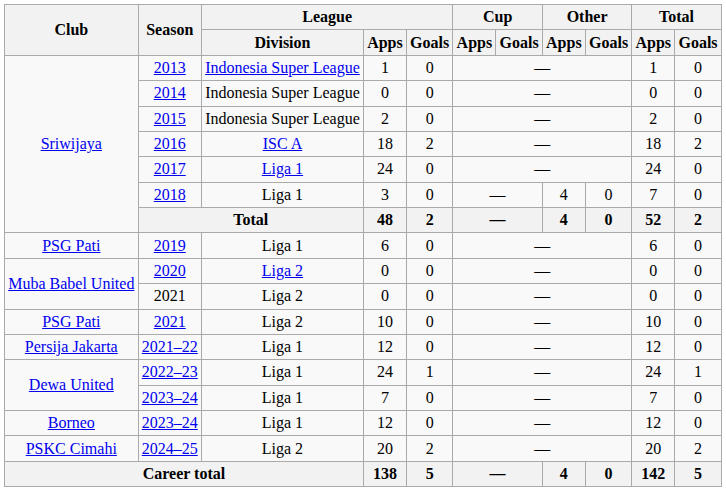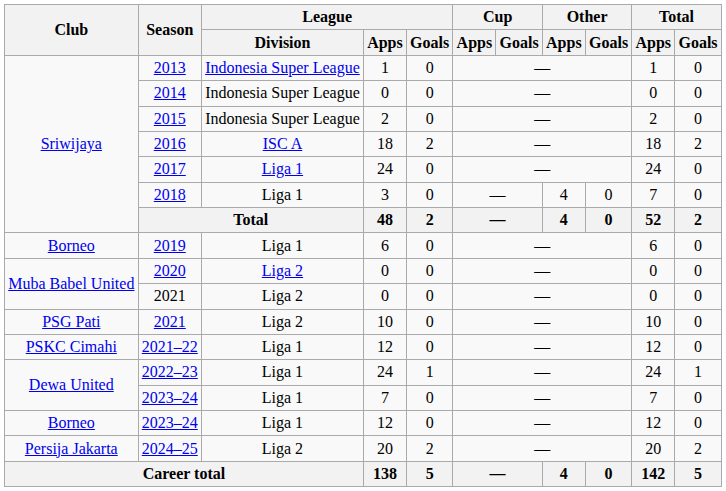(71, 245) PSG Pati -> (71, 245) Borneo
(71, 347) Persija Jakarta -> (71, 347) PSKC Cimahi
(71, 448) PSKC Cimahi -> (71, 448) Persija Jakarta
